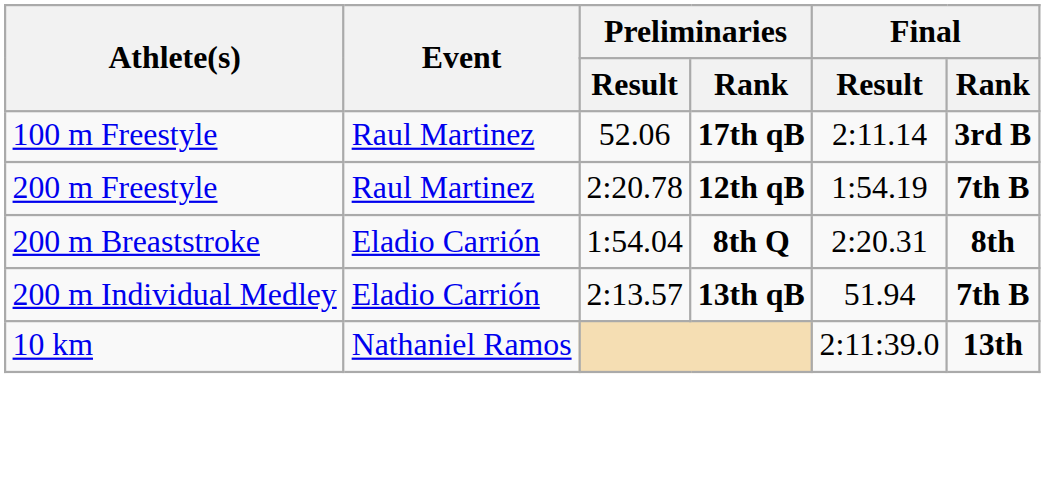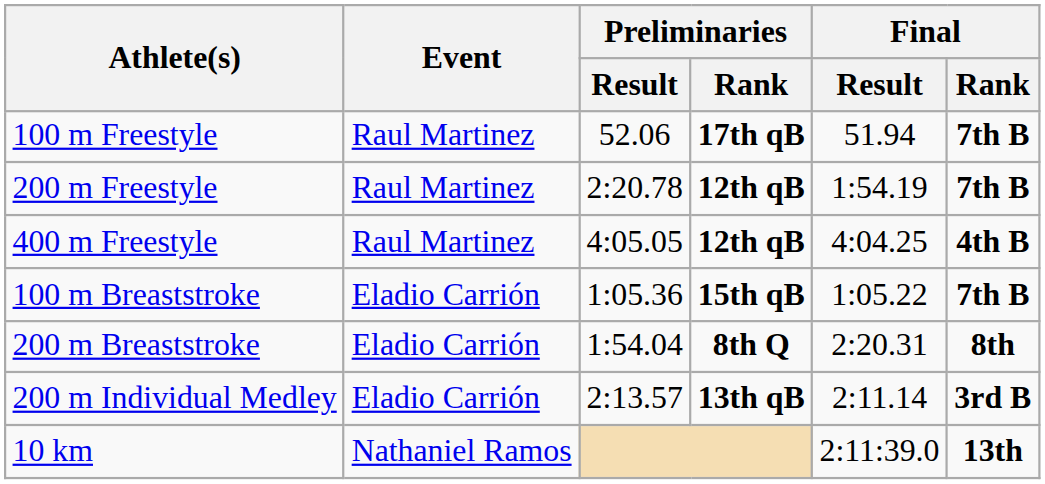(880, 136) 2:11.14 -> (880, 136) 51.94
(993, 136) 3rd B -> (993, 136) 7th B
+ row: (115, 241)
+ row: (136, 293)
(880, 293) 51.94 -> (880, 398) 2:11.14
(993, 293) 7th B -> (993, 398) 3rd B
